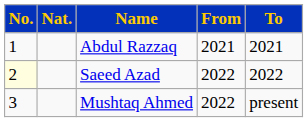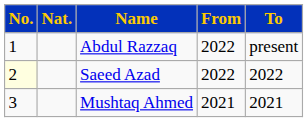(218, 46) 2021 -> (218, 46) 2022
(266, 46) 2021 -> (274, 46) present
(218, 102) 2022 -> (218, 102) 2021
(274, 102) present -> (266, 102) 2021
